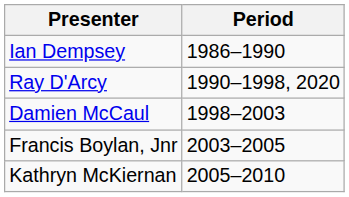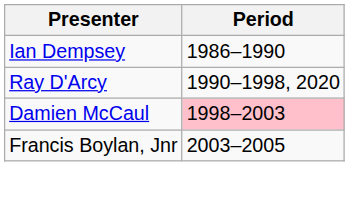(236, 113) no background -> (236, 113) pink background
- row: (93, 176)
